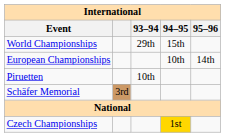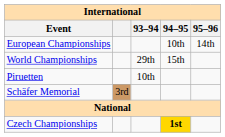rows swapped: (52, 44) <-> (59, 60)
(176, 124) normal -> (176, 124) bold
